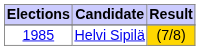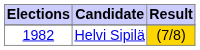(38, 35) 1985 -> (38, 35) 1982
